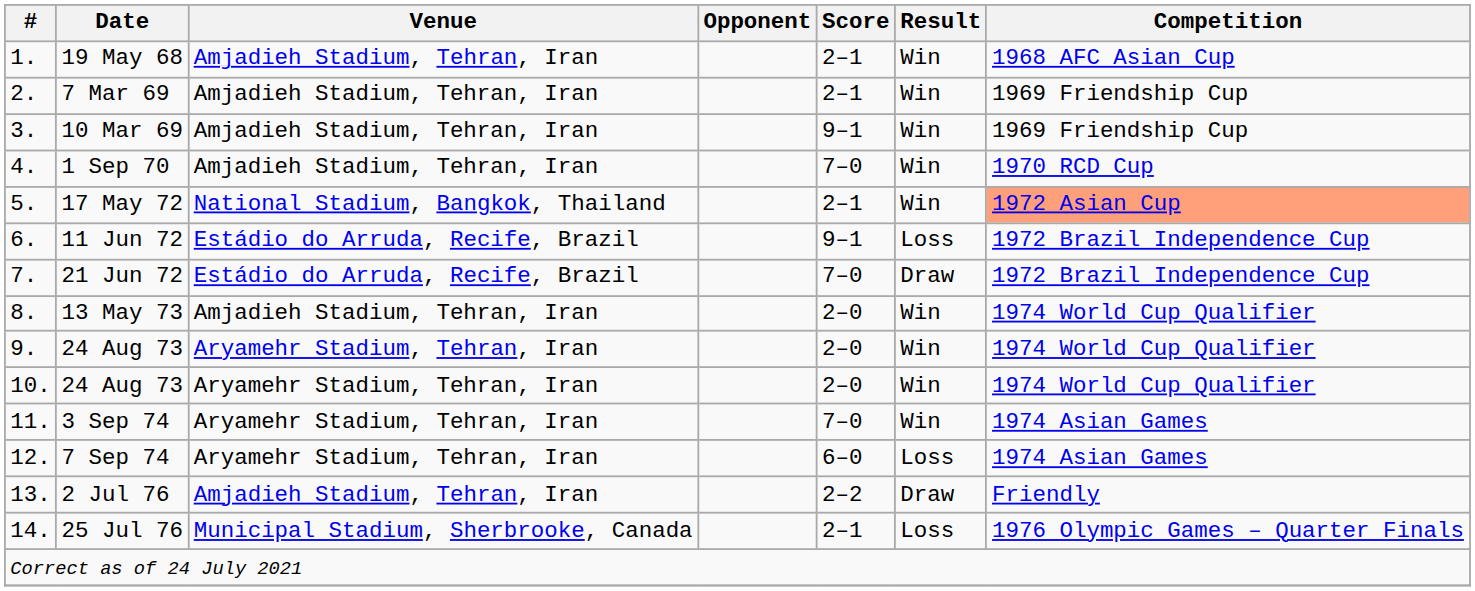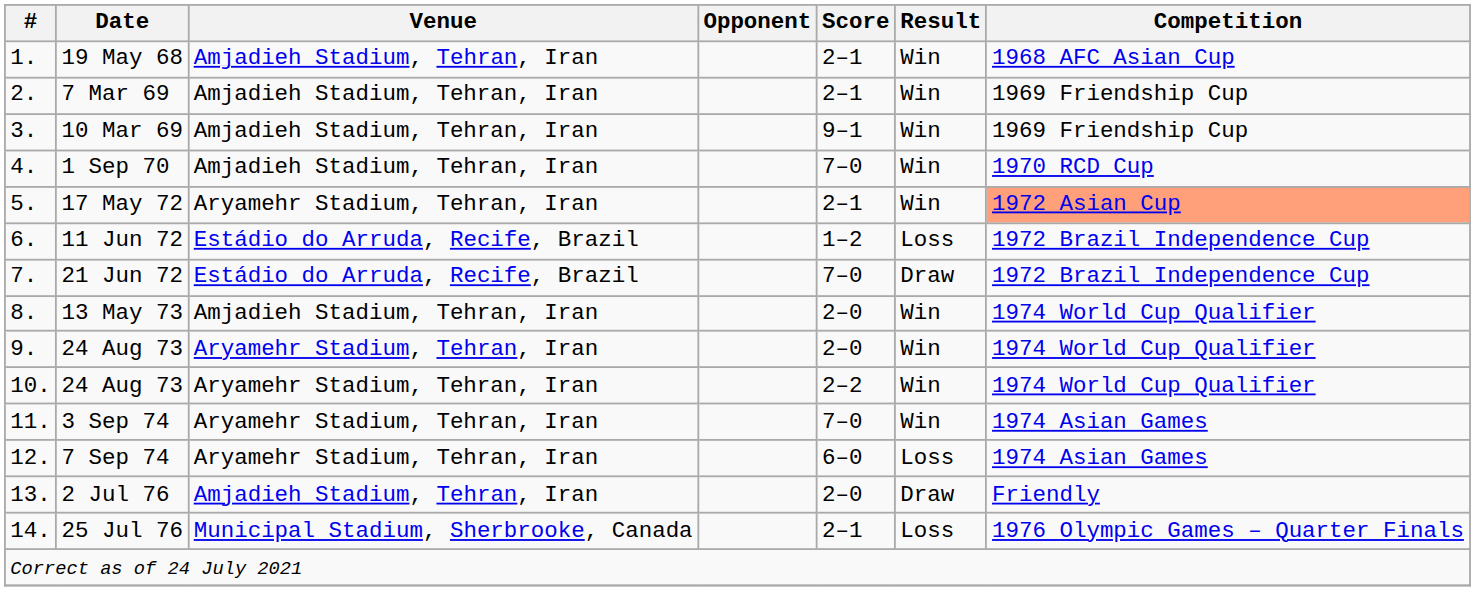(430, 205) National Stadium, Bangkok, Thailand -> (396, 205) Aryamehr Stadium, Tehran, Iran
(842, 241) 9–1 -> (842, 241) 1–2
(842, 386) 2–0 -> (842, 386) 2–2
(842, 495) 2–2 -> (842, 495) 2–0
